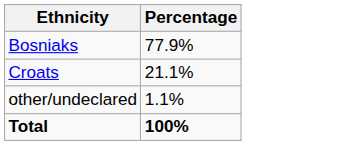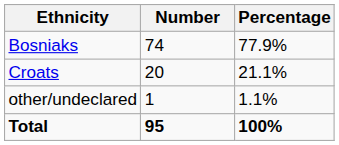+ column: (188, 18)
